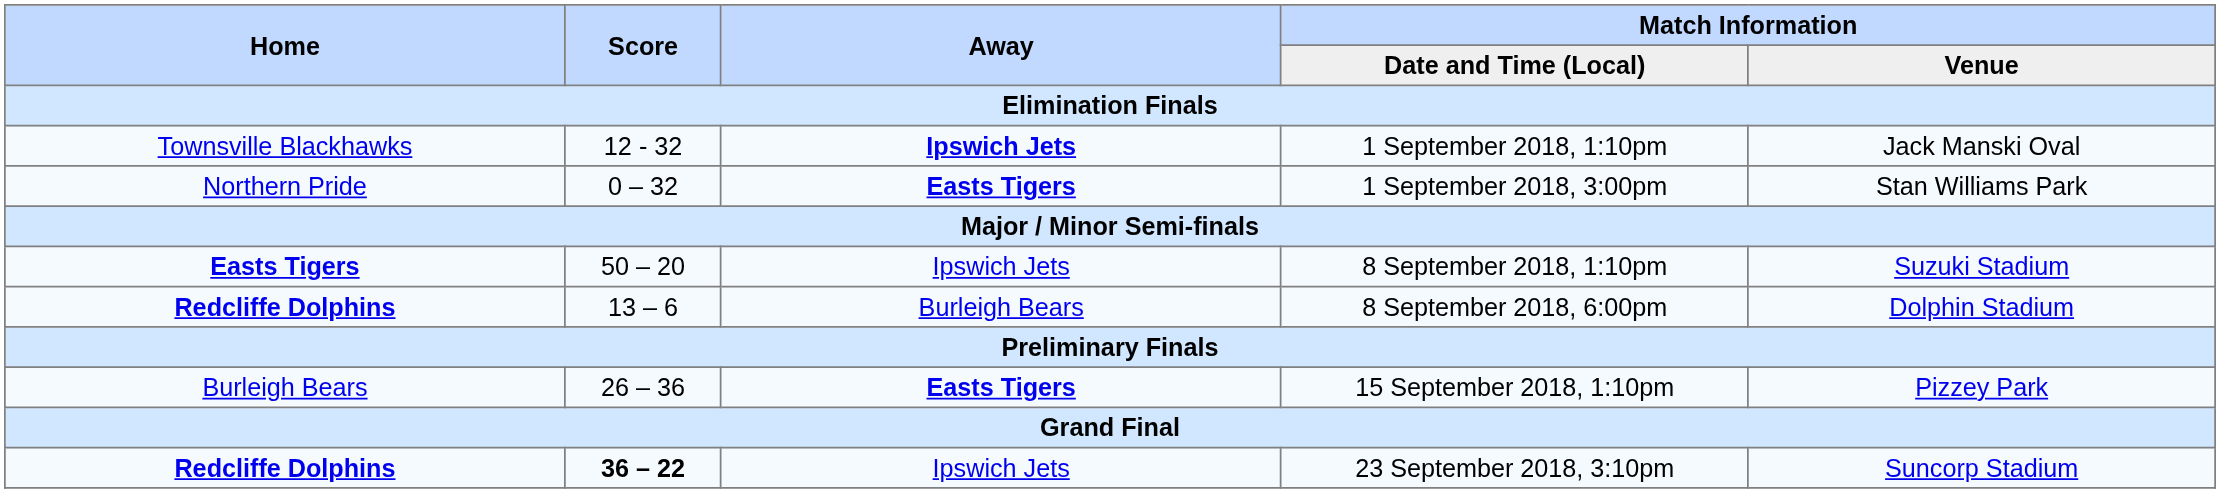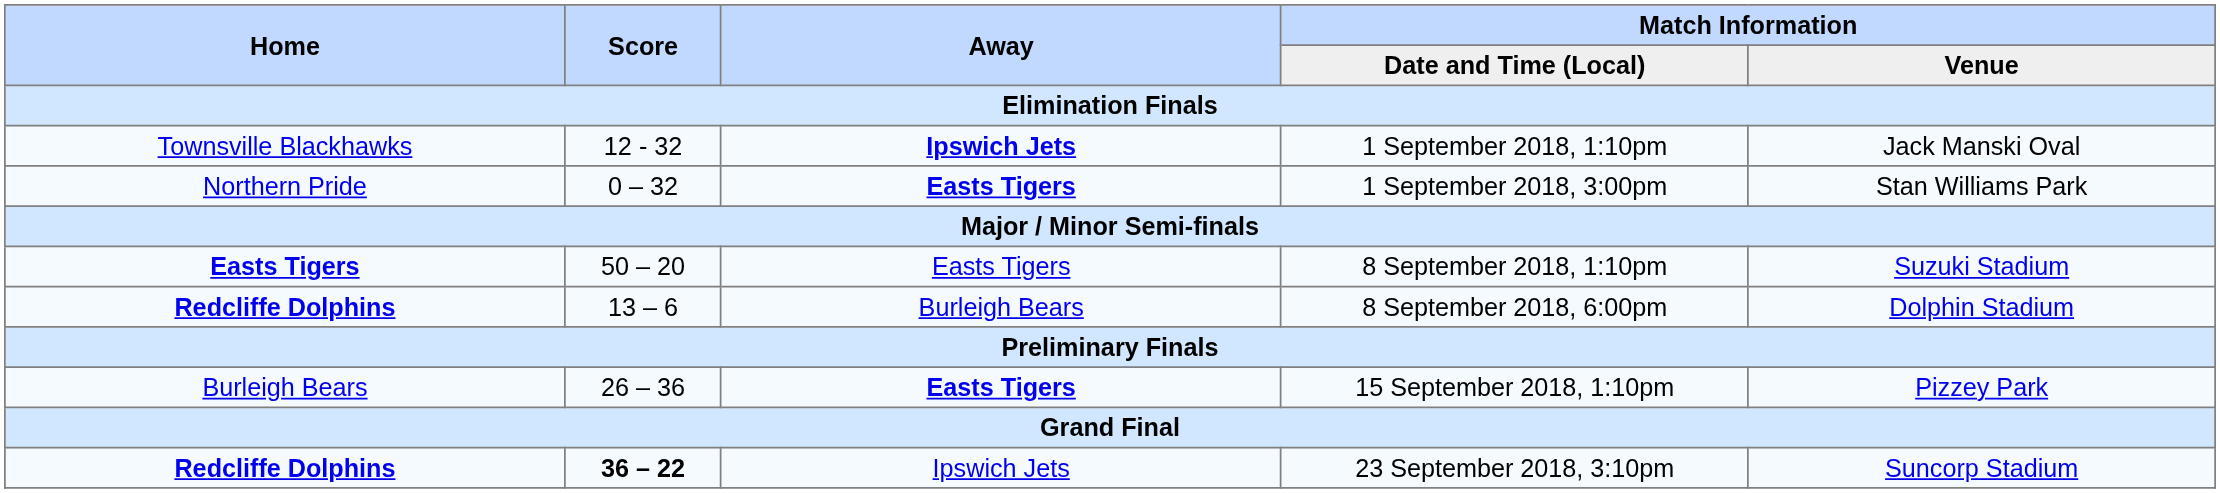(1001, 266) Ipswich Jets -> (1001, 266) Easts Tigers
